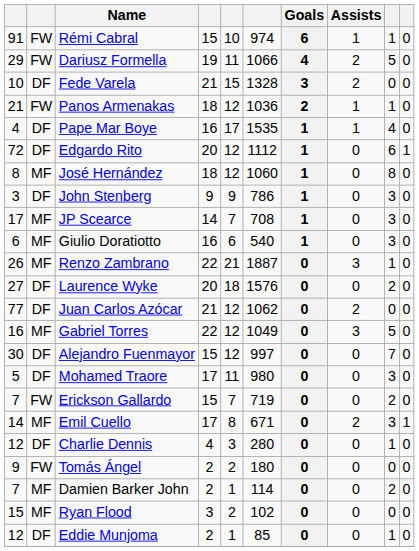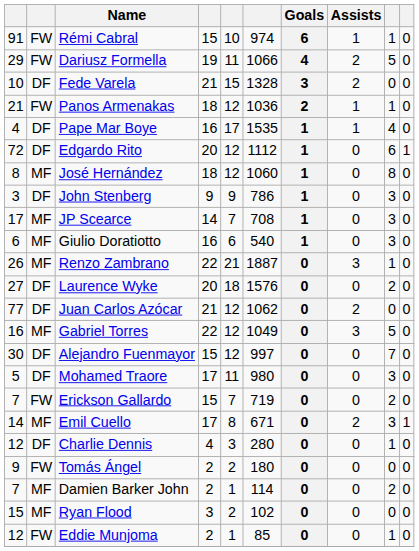(41, 535) DF -> (41, 535) FW
